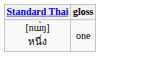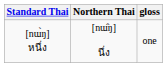+ column: (104, 12)
